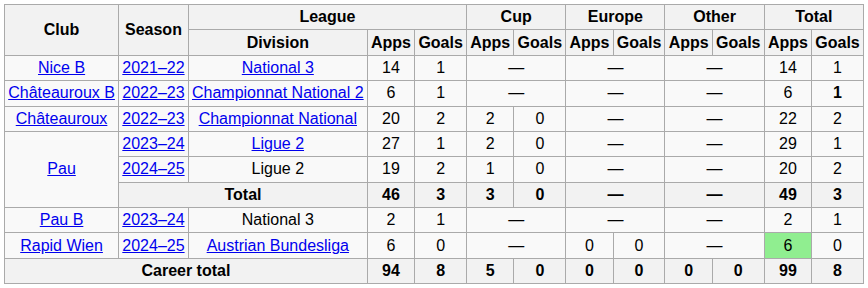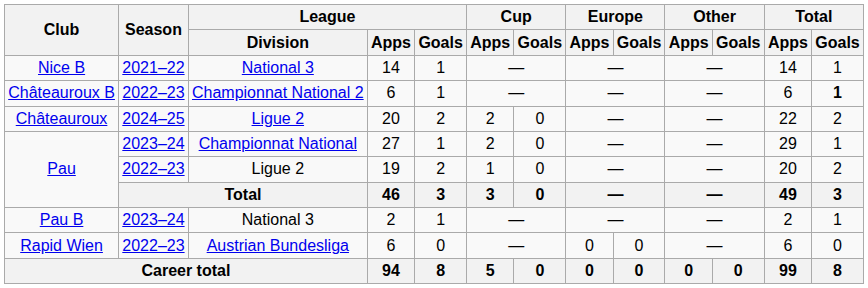(153, 118) 2022–23 -> (153, 118) 2024–25
(278, 118) Championnat National -> (278, 118) Ligue 2
(278, 144) Ligue 2 -> (278, 144) Championnat National
(153, 169) 2024–25 -> (153, 169) 2022–23
(153, 245) 2024–25 -> (153, 245) 2022–23
(788, 245) lightgreen background -> (788, 245) no background
